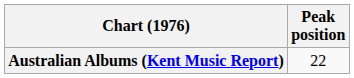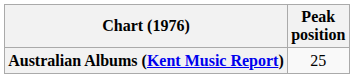(318, 60) 22 -> (318, 60) 25
